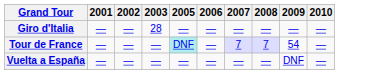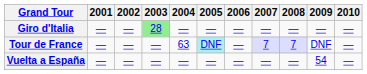+ column: (183, 12)
(156, 28) no background -> (156, 28) lightgreen background
(293, 45) 54 -> (321, 45) DNF
(293, 61) DNF -> (321, 61) 54
